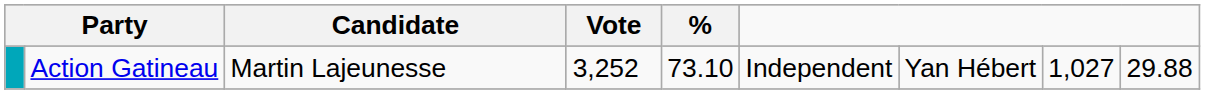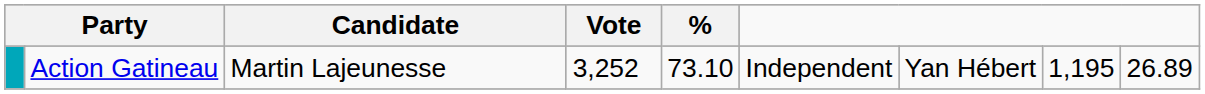(1081, 67) 1,027 -> (1081, 67) 1,195
(1160, 67) 29.88 -> (1160, 67) 26.89
